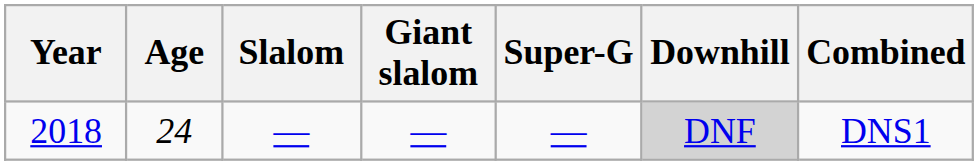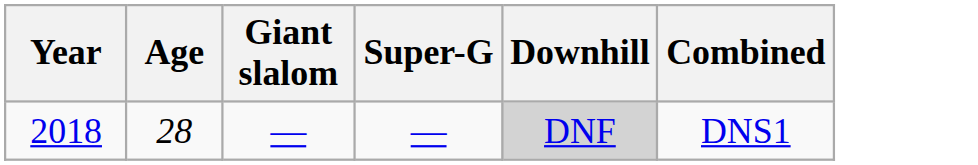- column: (291, 53)
(174, 130) 24 -> (174, 130) 28
